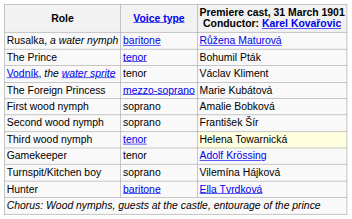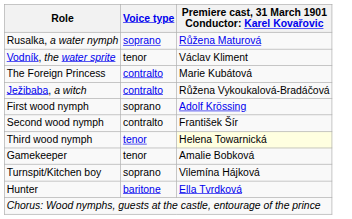(142, 40) baritone -> (142, 40) soprano
- row: (32, 57)
(159, 90) mezzo-soprano -> (143, 73) contralto
+ row: (47, 90)
(237, 106) Amalie Bobková -> (213, 106) Adolf Krössing
(142, 123) soprano -> (143, 123) contralto
(233, 156) Adolf Krössing -> (217, 156) Amalie Bobková
